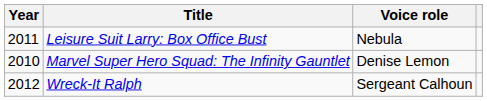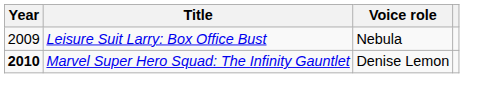(23, 38) 2011 -> (24, 38) 2009
(24, 61) normal -> (24, 61) bold
- row: (94, 84)
